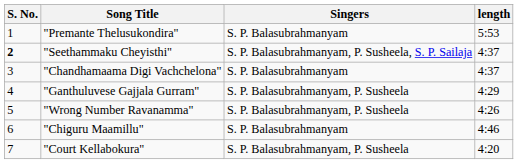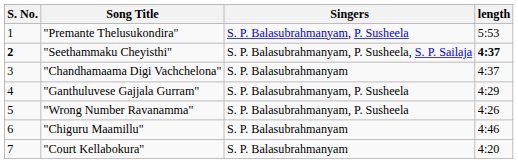(287, 33) S. P. Balasubrahmanyam -> (318, 33) S. P. Balasubrahmanyam, P. Susheela
(489, 52) normal -> (489, 52) bold
(318, 149) S. P. Balasubrahmanyam, P. Susheela -> (287, 149) S. P. Balasubrahmanyam
